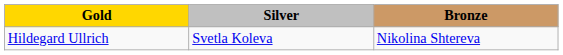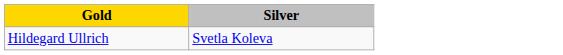- column: (466, 15)
